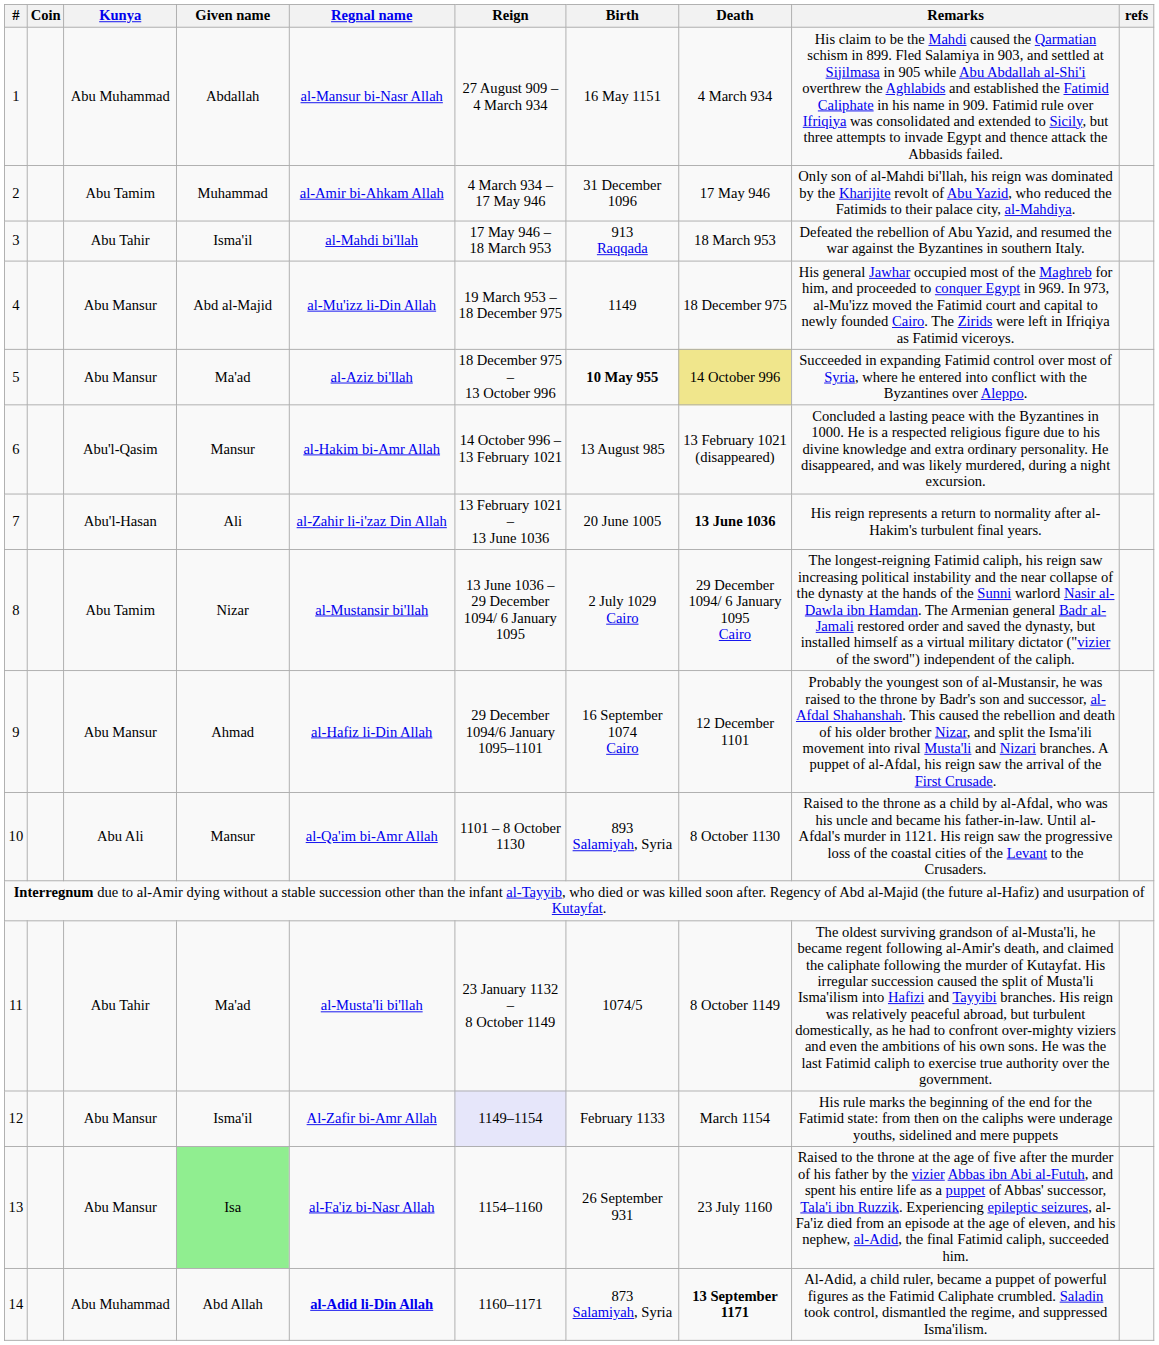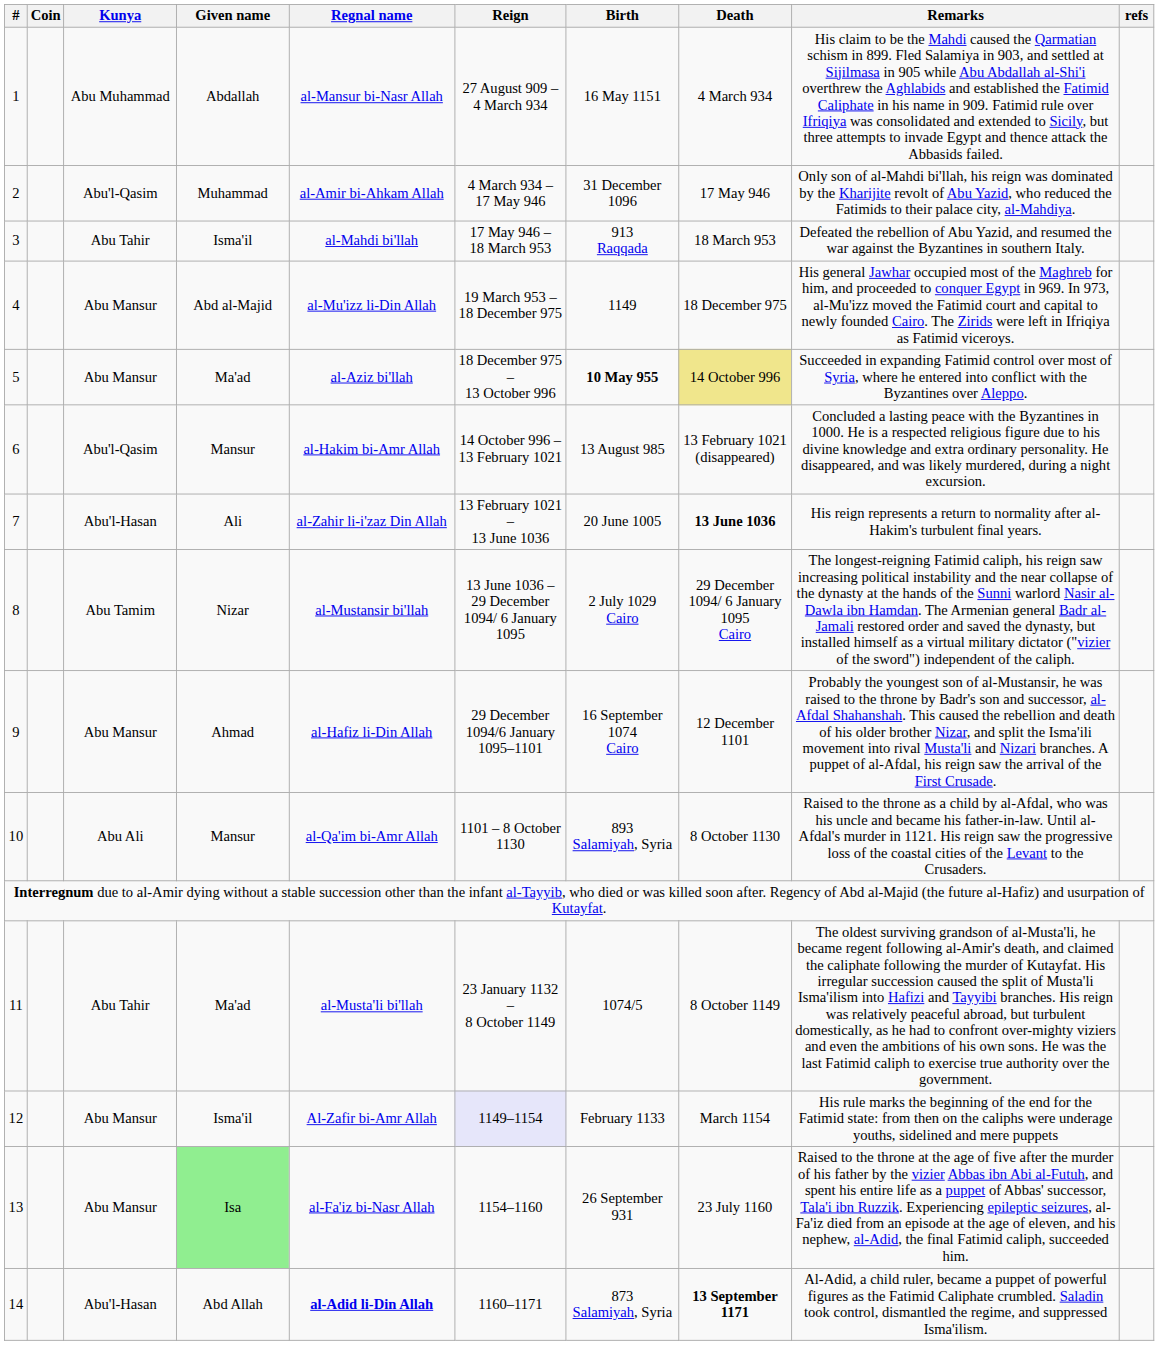(120, 193) Abu Tamim -> (120, 193) Abu'l-Qasim
(120, 1304) Abu Muhammad -> (120, 1304) Abu'l-Hasan
